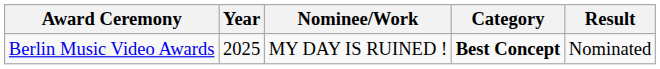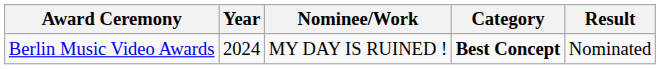(242, 48) 2025 -> (242, 48) 2024
